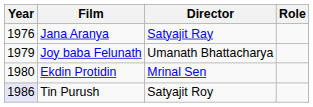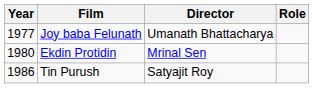- row: (75, 33)
(21, 53) 1979 -> (21, 33) 1977
(21, 92) lavender background -> (21, 72) no background
